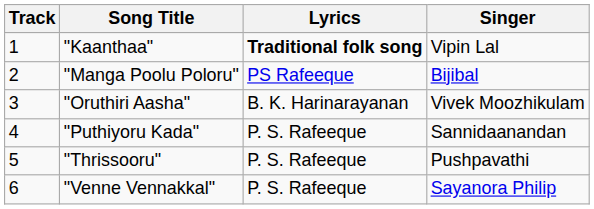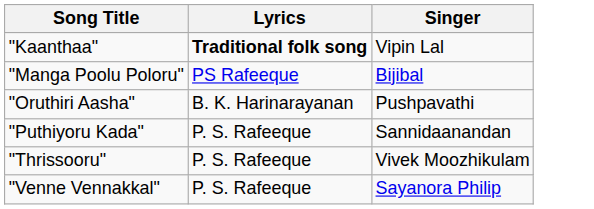- column: (32, 18)
(508, 103) Vivek Moozhikulam -> (425, 103) Pushpavathi
(480, 160) Pushpavathi -> (453, 160) Vivek Moozhikulam
